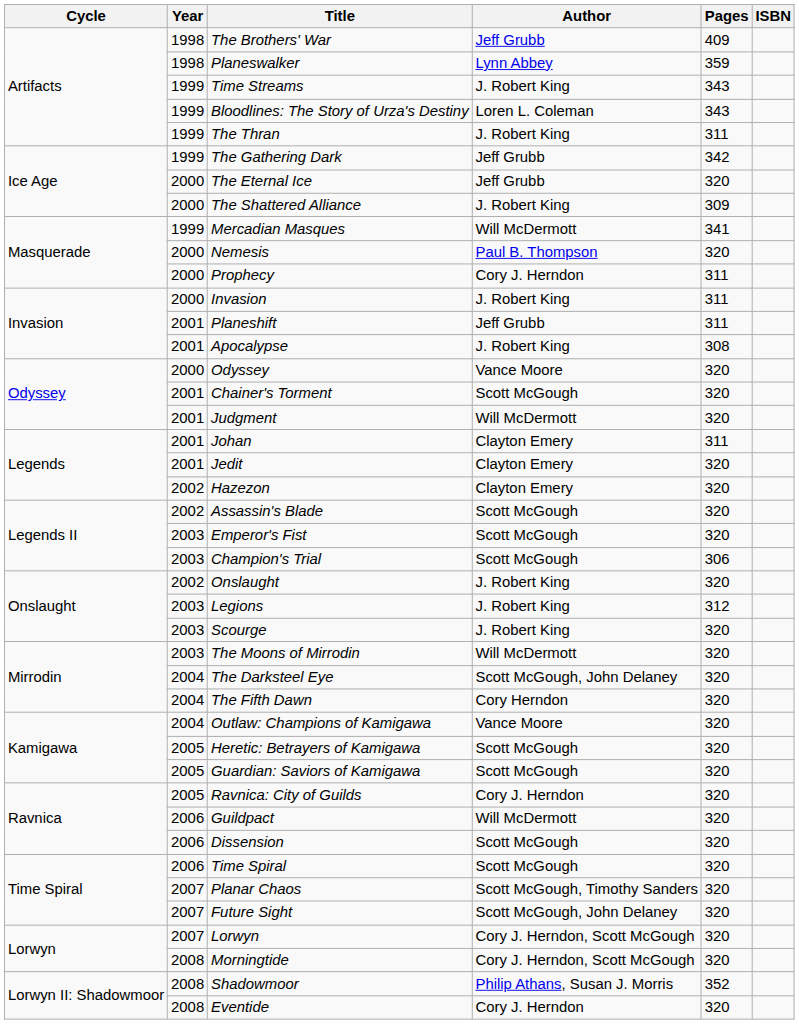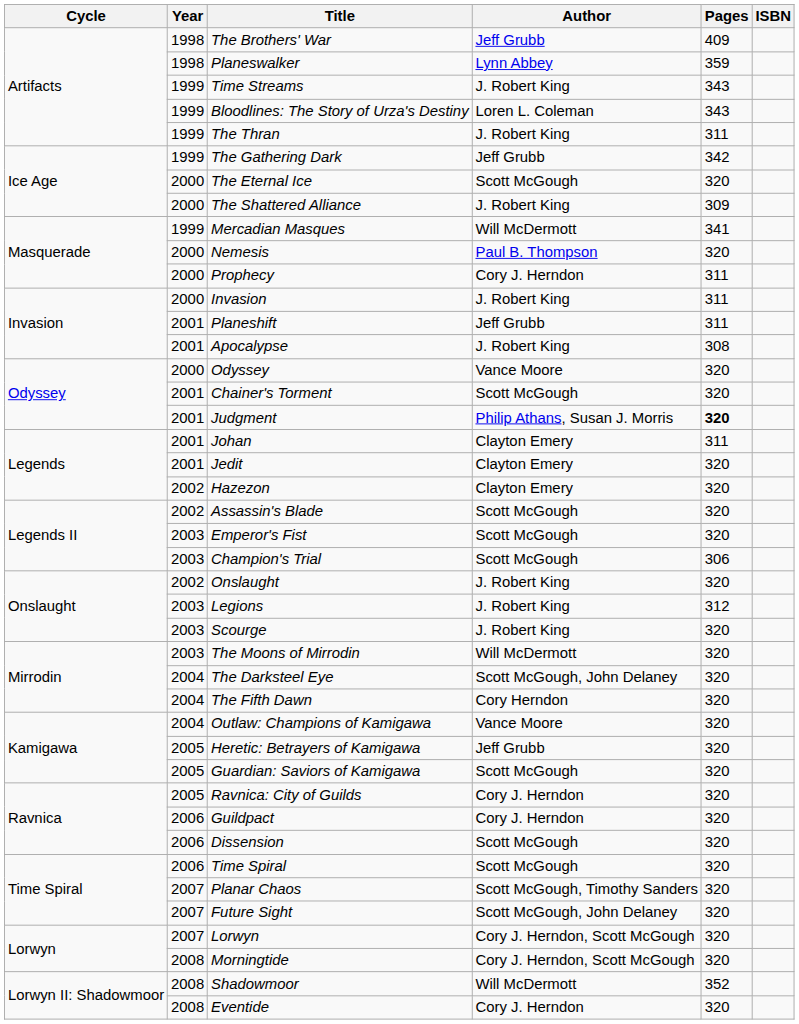(510, 181) Jeff Grubb -> (527, 181) Scott McGough
(526, 417) Will McDermott -> (574, 417) Philip Athans, Susan J. Morris
(717, 417) normal -> (717, 417) bold
(527, 747) Scott McGough -> (510, 747) Jeff Grubb
(526, 818) Will McDermott -> (530, 818) Cory J. Herndon
(574, 983) Philip Athans, Susan J. Morris -> (526, 983) Will McDermott
